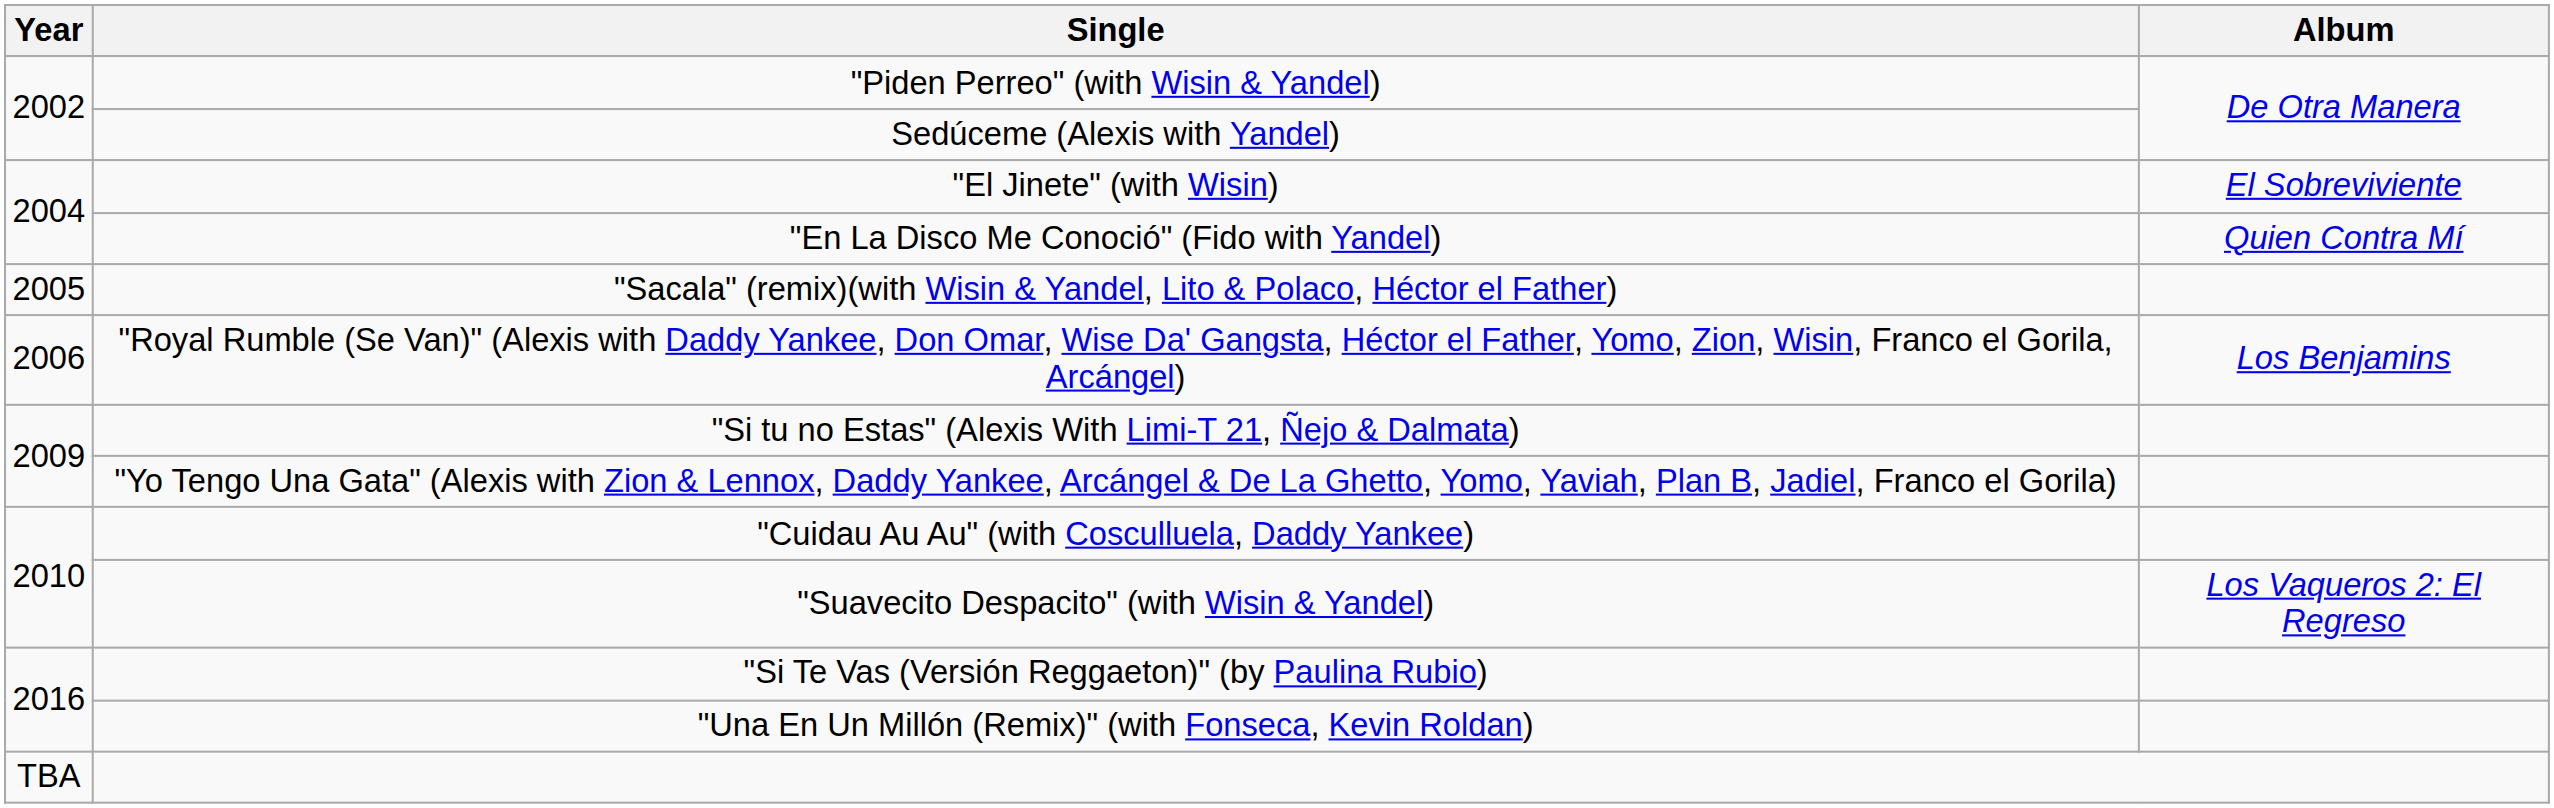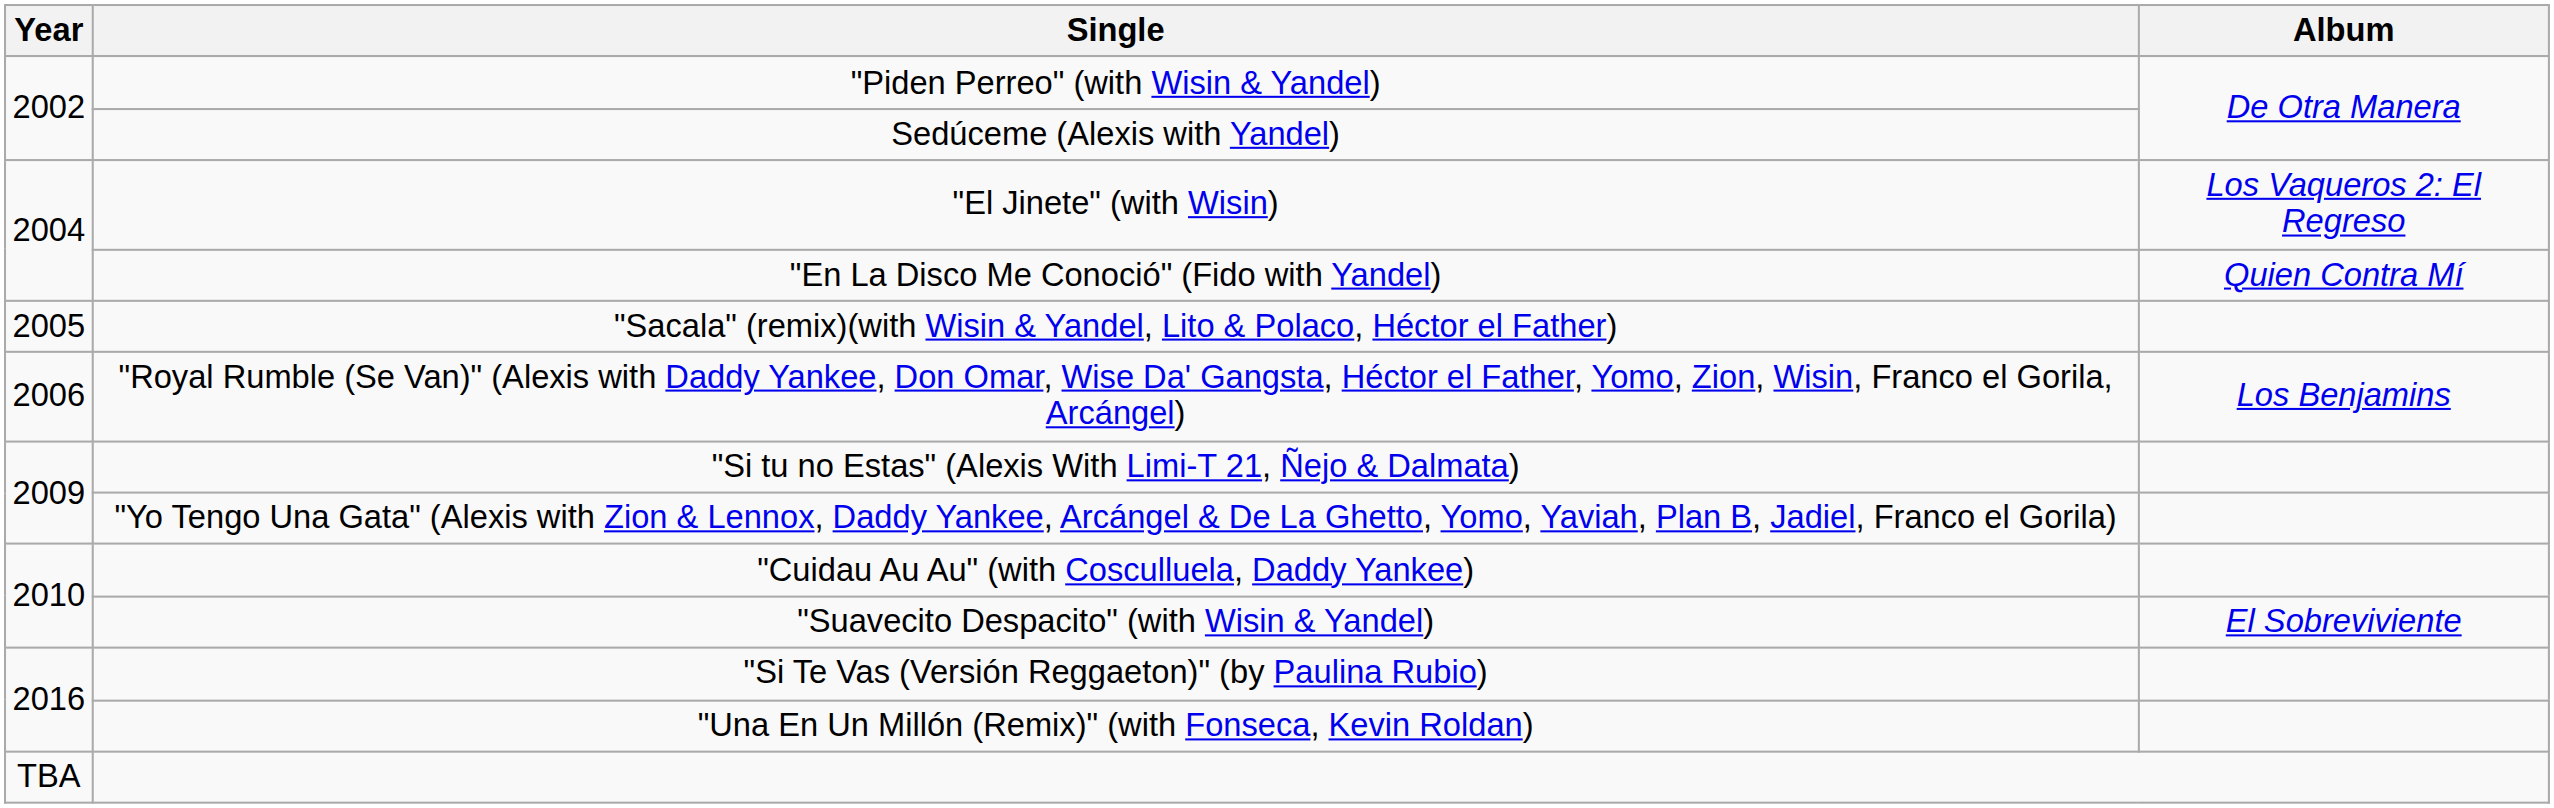(2344, 185) El Sobreviviente -> (2344, 204) Los Vaqueros 2: El Regreso
(2344, 603) Los Vaqueros 2: El Regreso -> (2344, 621) El Sobreviviente
